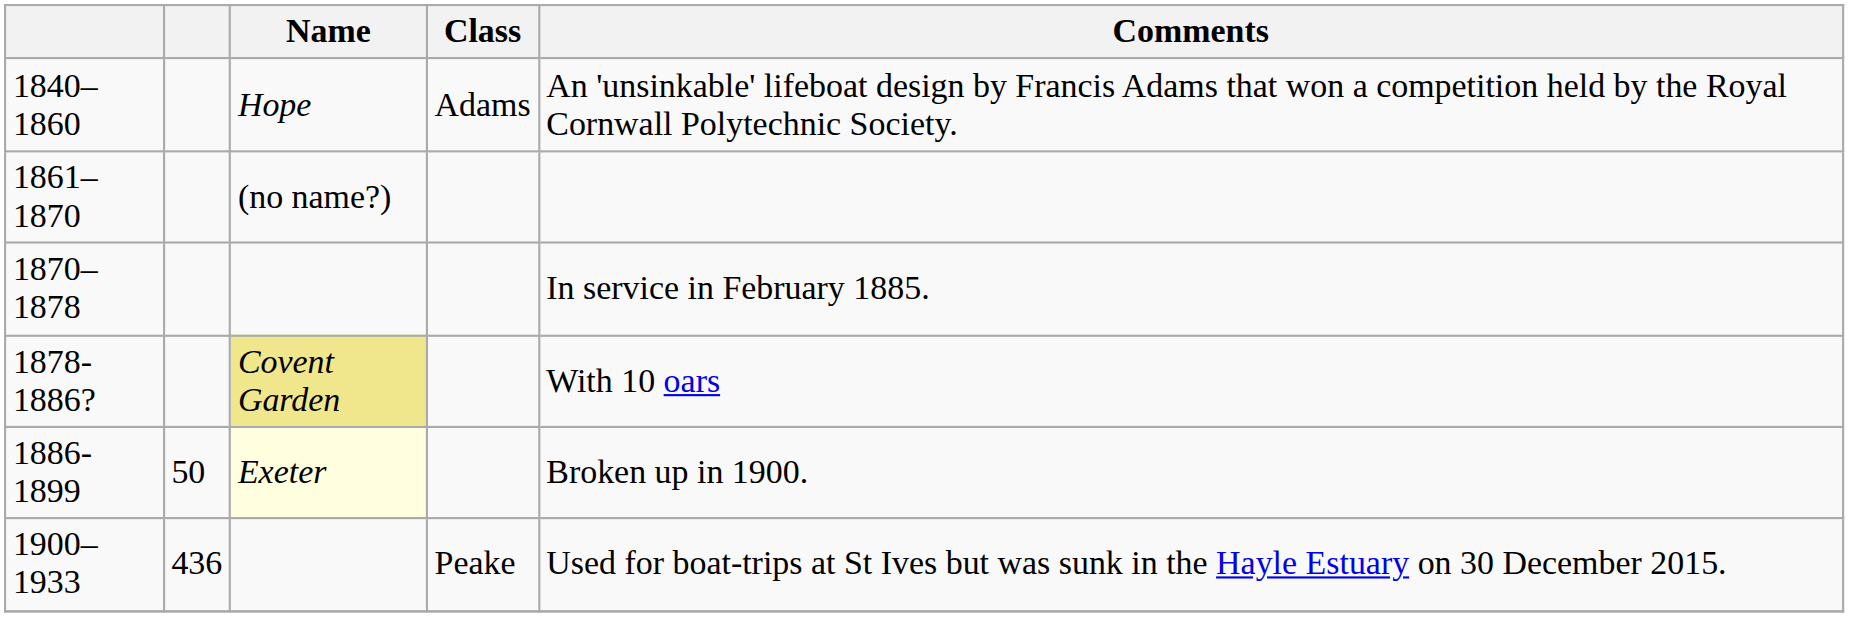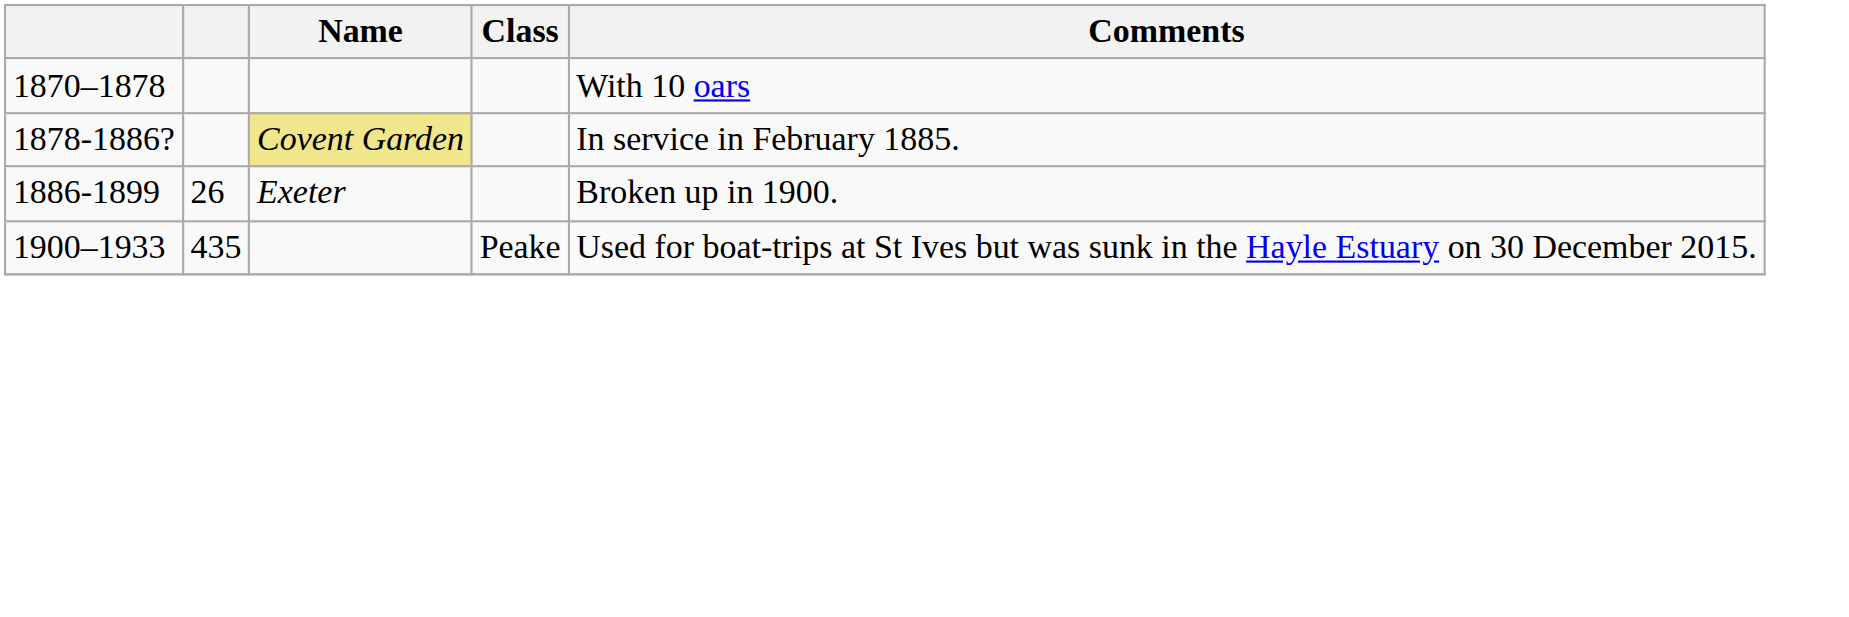- row: (55, 104)
- row: (55, 196)
(738, 288) In service in February 1885. -> (663, 85) With 10 oars
(633, 380) With 10 oars -> (768, 138) In service in February 1885.
(188, 472) 50 -> (208, 192) 26
(282, 472) lightyellow background -> (301, 192) no background
(197, 564) 436 -> (216, 246) 435
